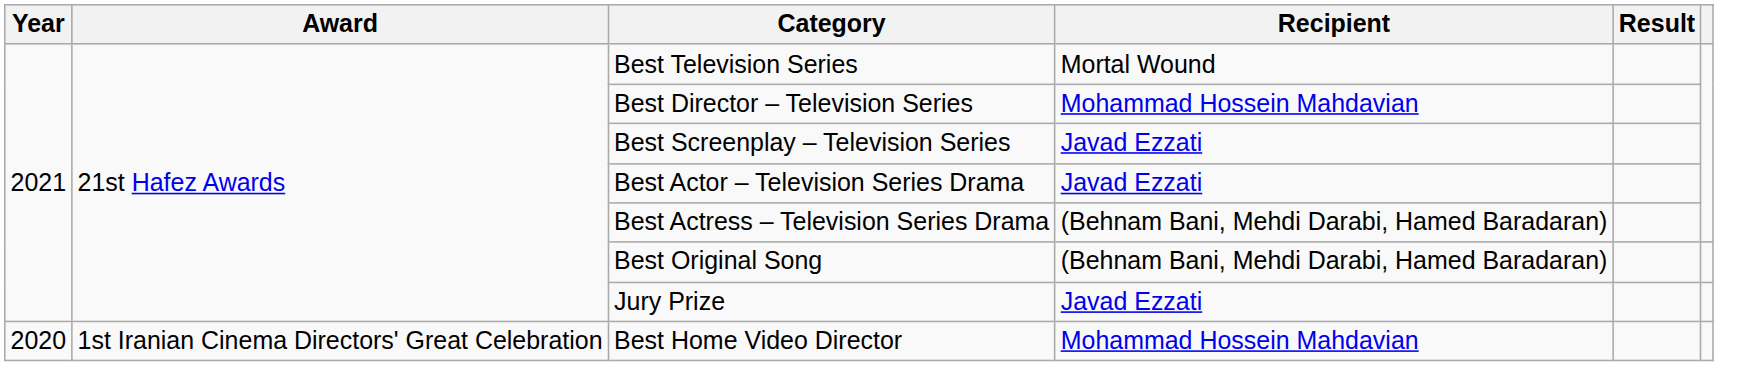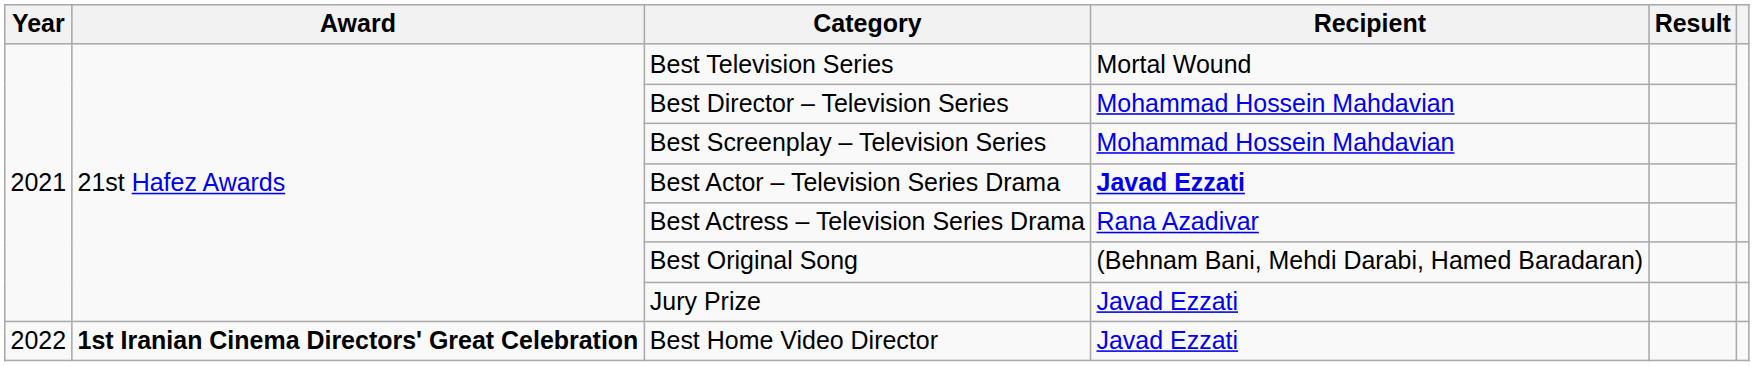(1131, 143) Javad Ezzati -> (1275, 143) Mohammad Hossein Mahdavian
(1131, 182) normal -> (1171, 182) bold
(1334, 222) (Behnam Bani, Mehdi Darabi, Hamed Baradaran) -> (1178, 222) Rana Azadivar
(38, 340) 2020 -> (38, 340) 2022
(340, 340) normal -> (358, 340) bold
(1240, 340) Mohammad Hossein Mahdavian -> (1167, 340) Javad Ezzati
